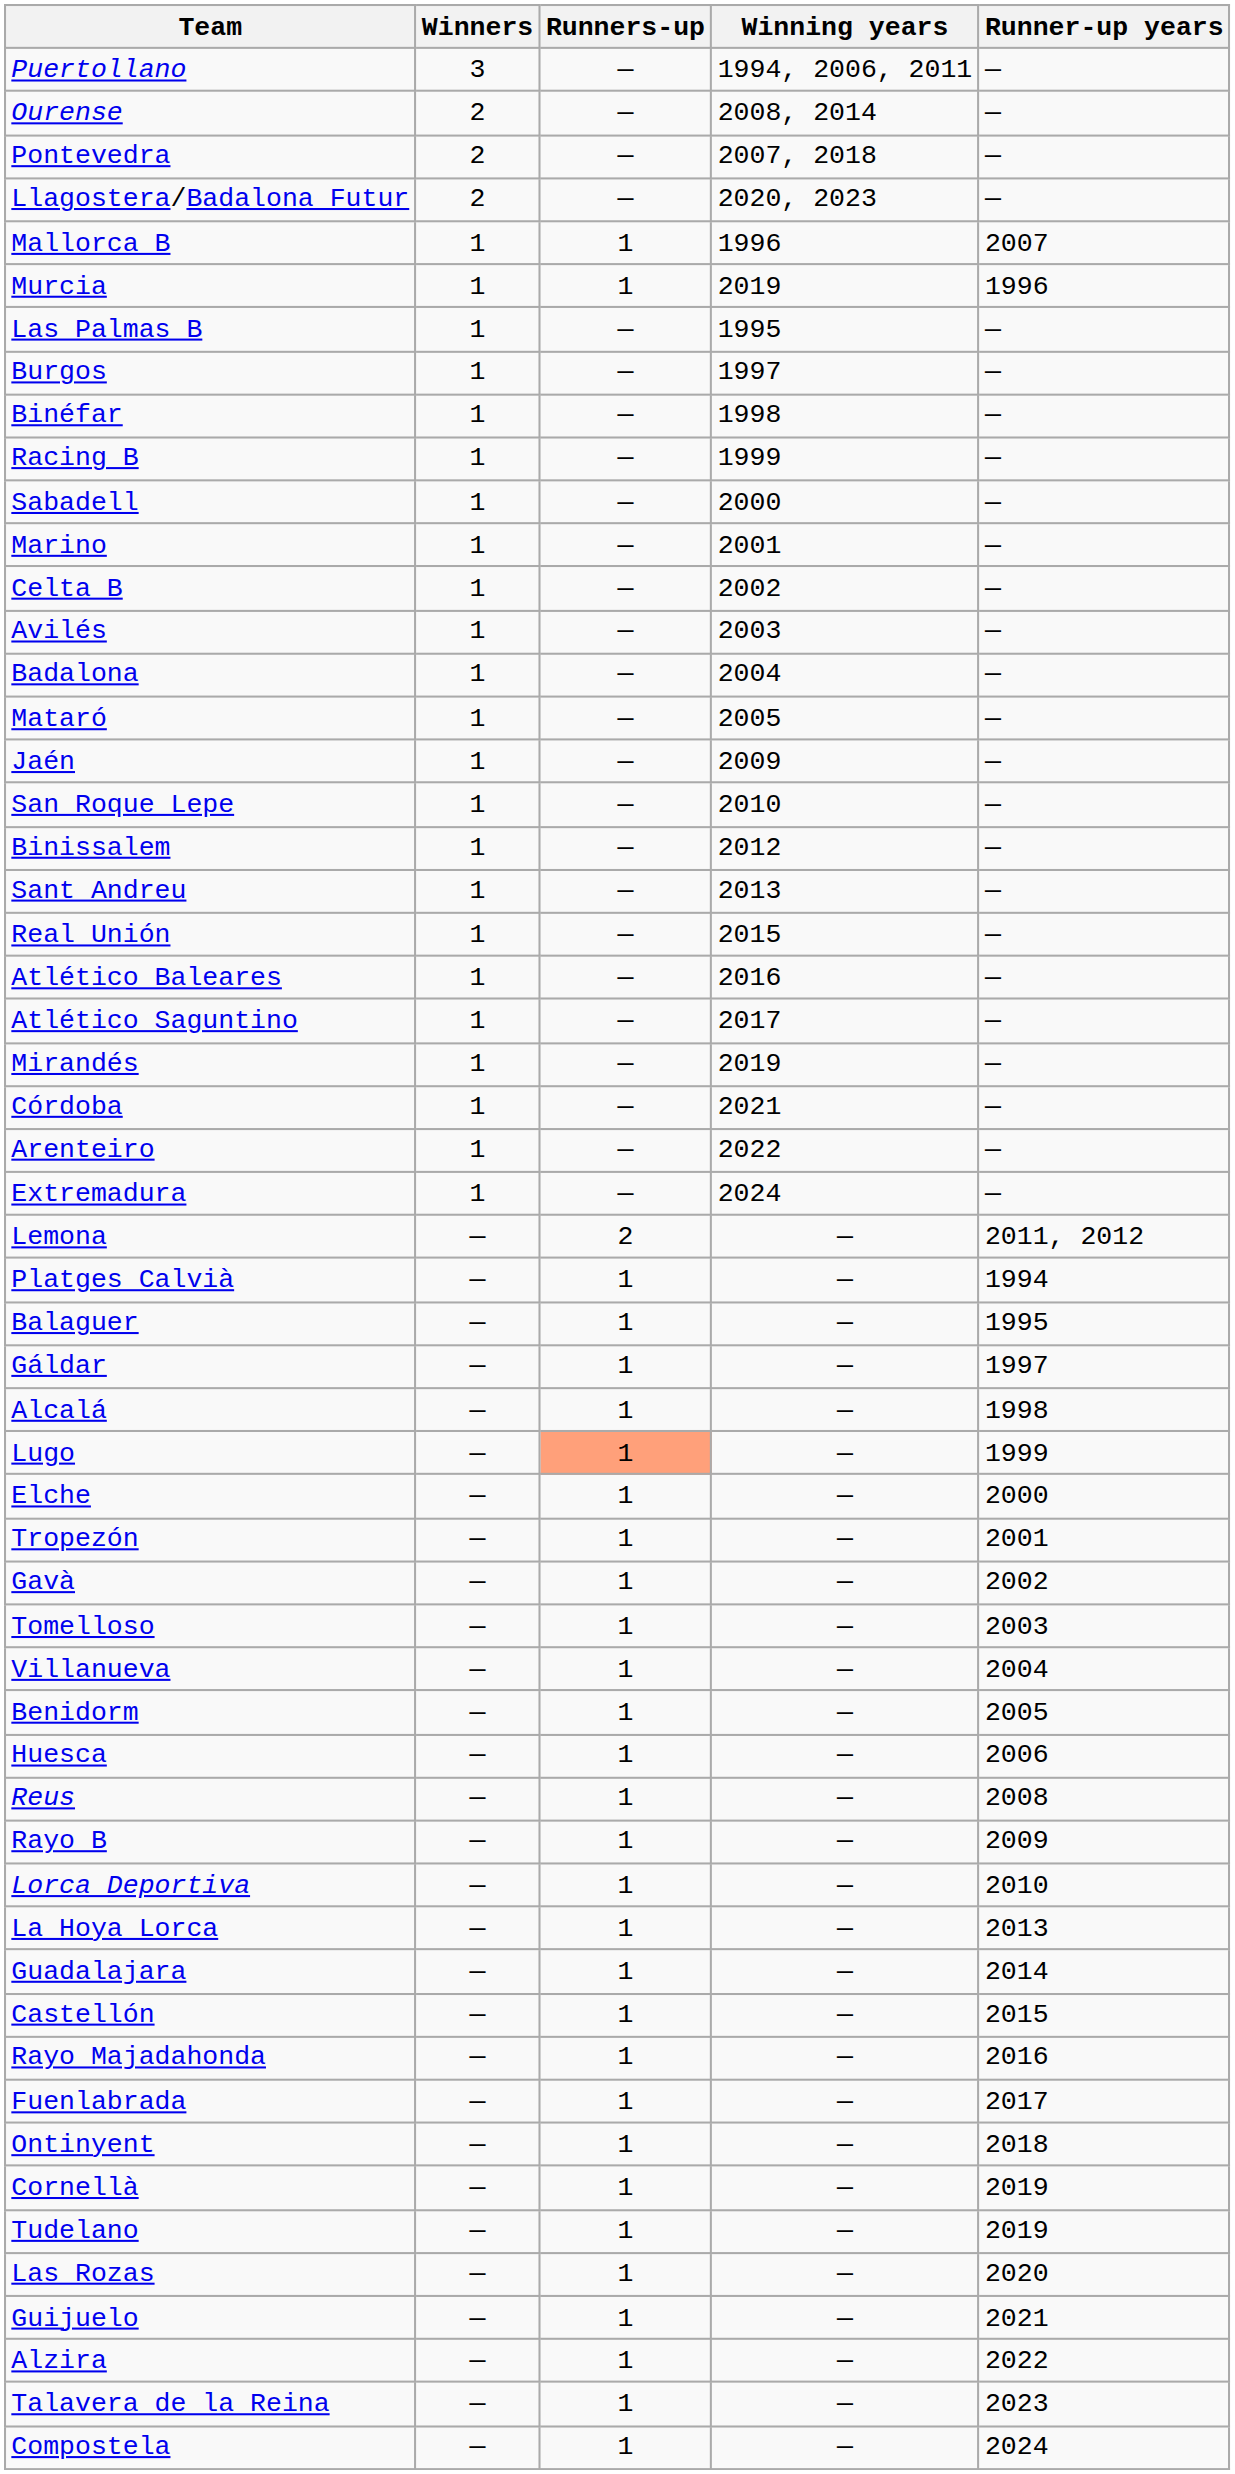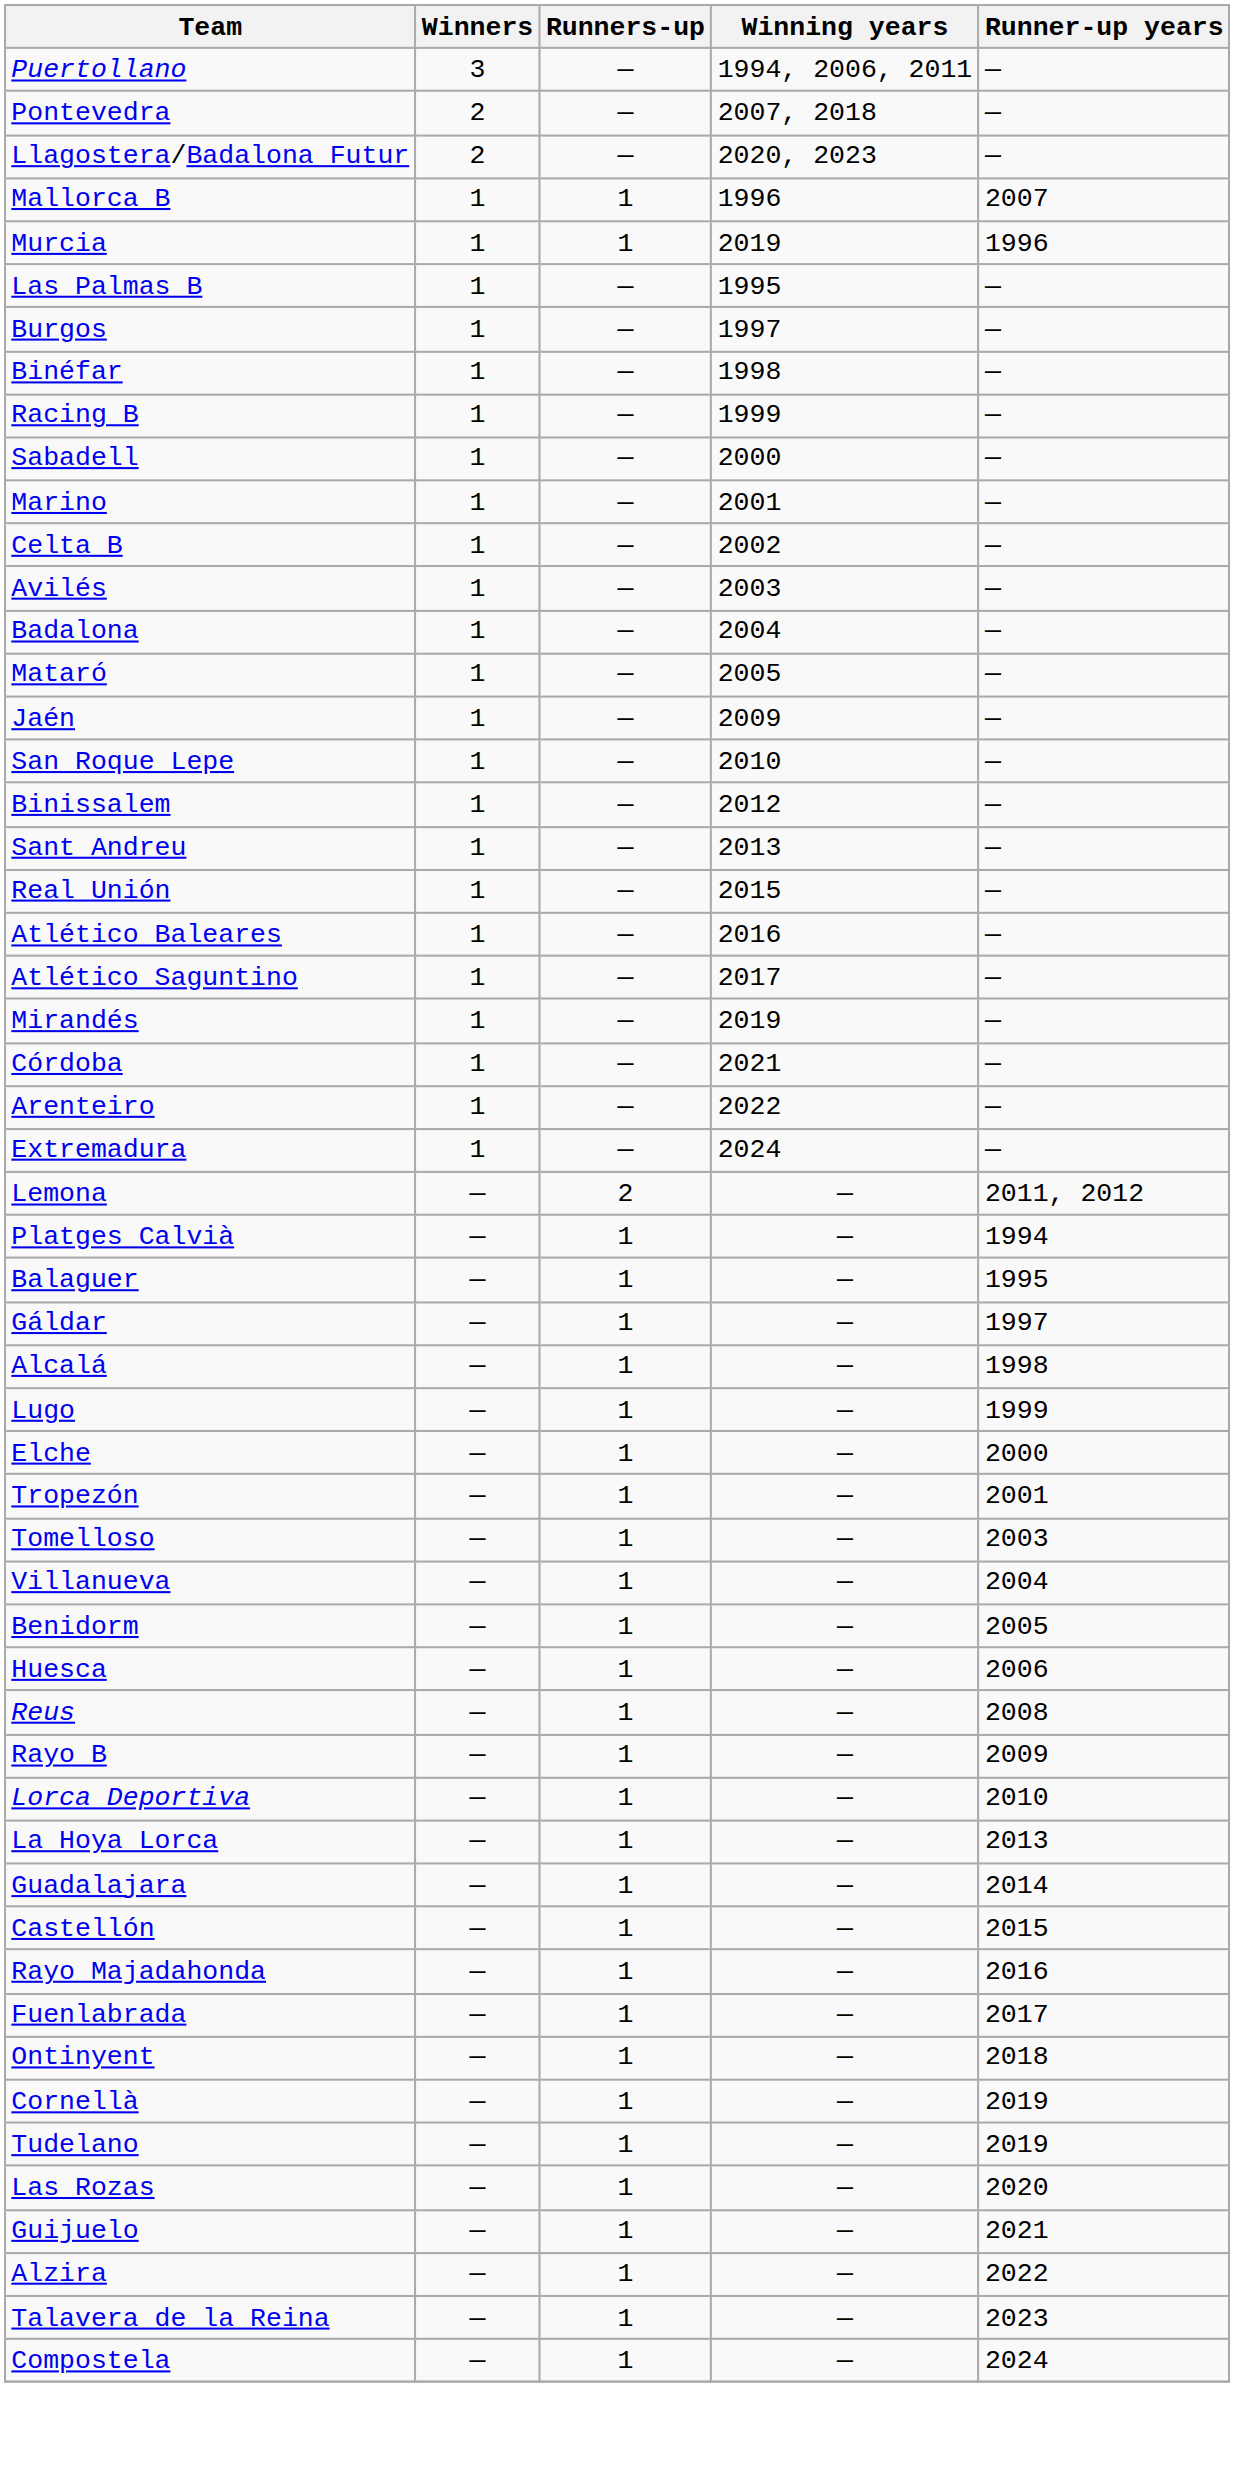- row: (67, 113)
(625, 1453) lightsalmon background -> (625, 1410) no background
- row: (43, 1583)
